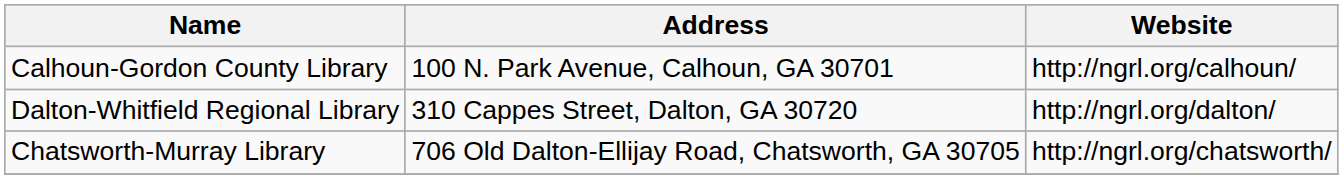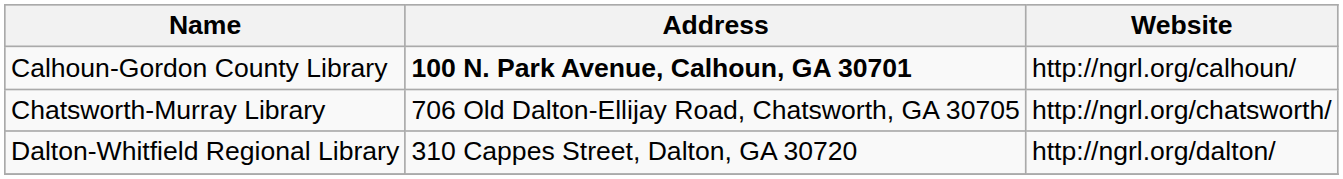(653, 67) normal -> (662, 67) bold
rows swapped: (168, 151) <-> (205, 109)
